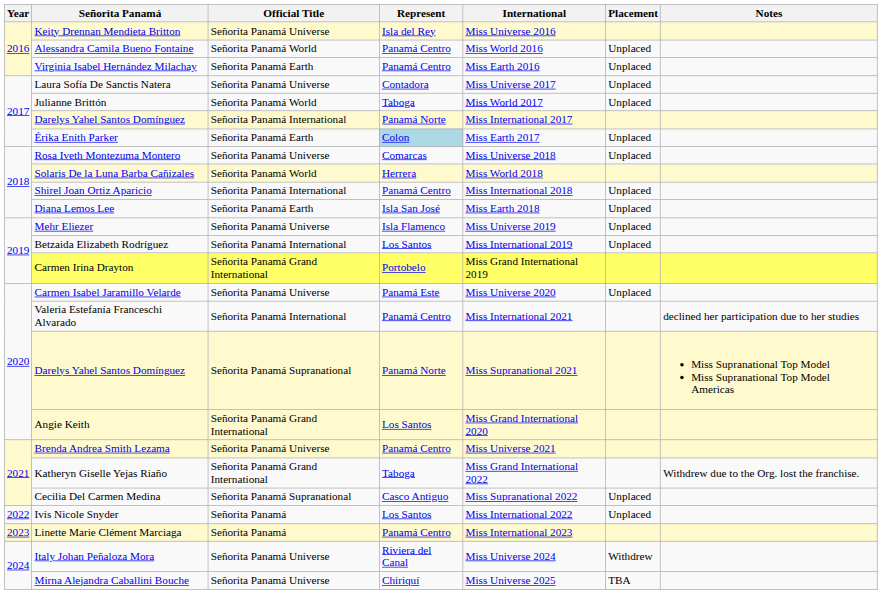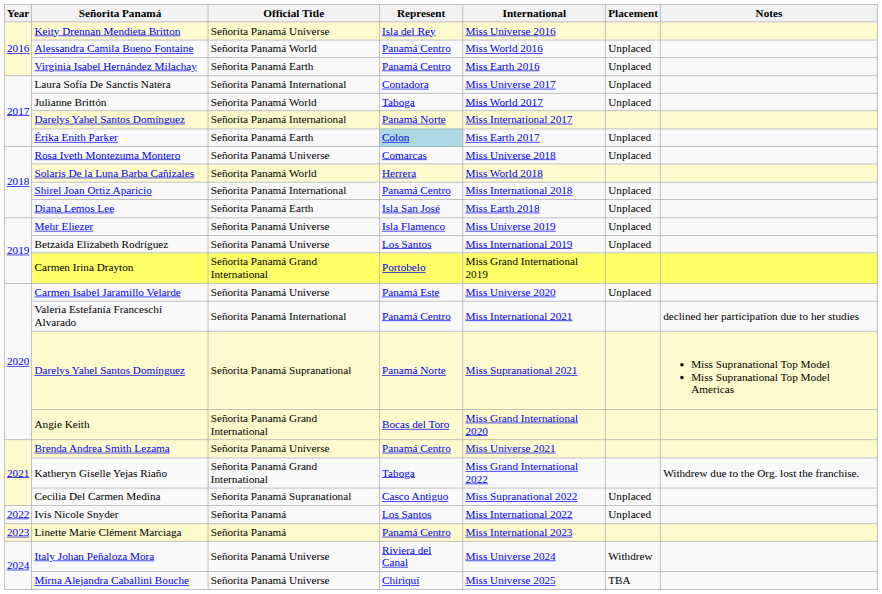(270, 84) Señorita Panamá Universe -> (279, 84) Señorita Panamá International
(279, 244) Señorita Panamá International -> (270, 244) Señorita Panamá Universe
(407, 424) Los Santos -> (416, 424) Bocas del Toro
